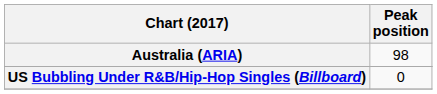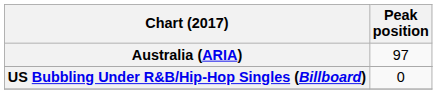(401, 54) 98 -> (401, 54) 97
